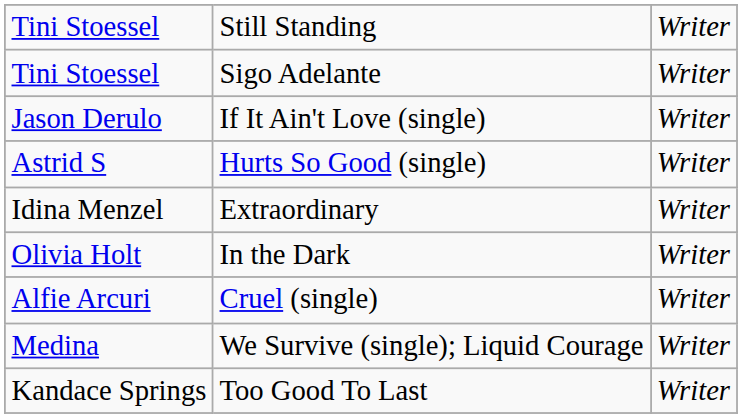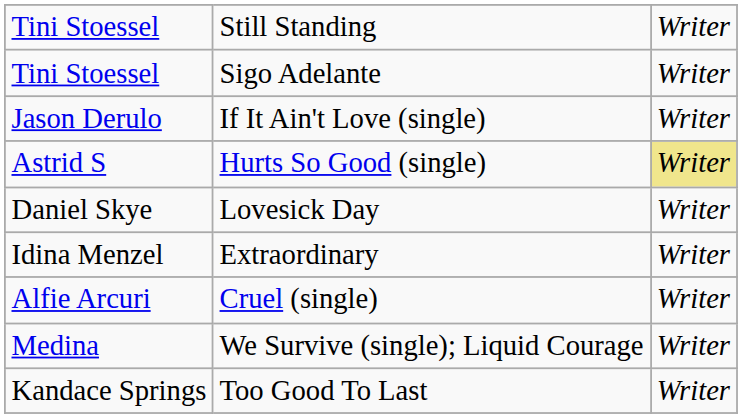(693, 163) no background -> (693, 163) khaki background
+ row: (82, 208)
- row: (76, 254)
